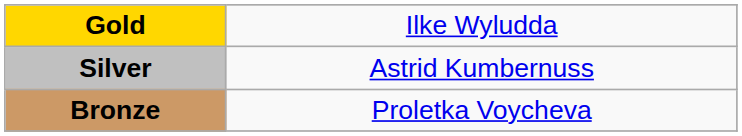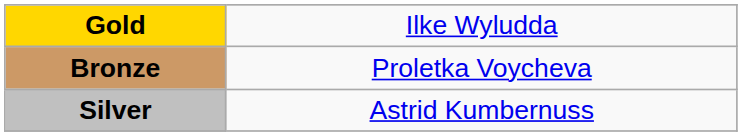rows swapped: (115, 67) <-> (115, 109)
